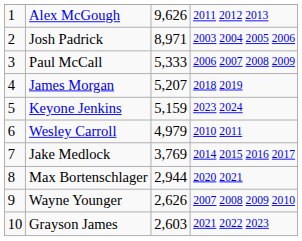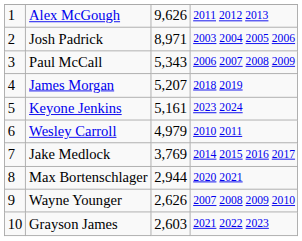(171, 62) 5,333 -> (171, 62) 5,343
(171, 108) 5,159 -> (171, 108) 5,161
